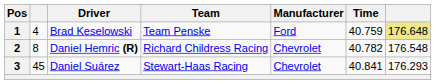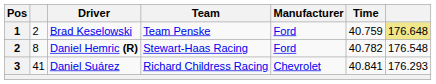(36, 31) 4 -> (36, 31) 2
(206, 48) Richard Childress Racing -> (196, 48) Stewart-Haas Racing
(297, 48) Chevrolet -> (285, 48) Ford
(39, 66) 45 -> (39, 66) 41
(196, 66) Stewart-Haas Racing -> (206, 66) Richard Childress Racing
